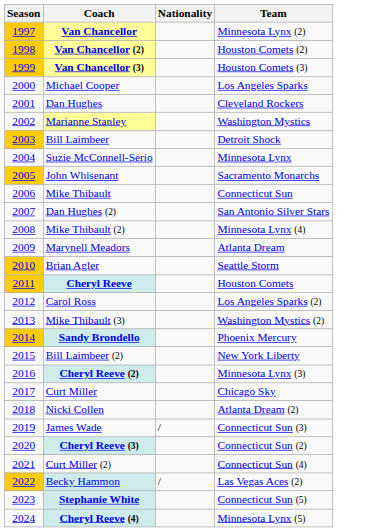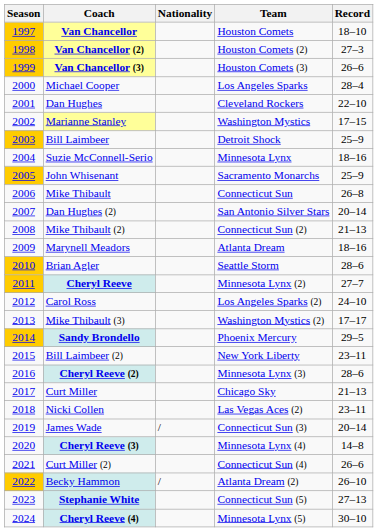+ column: (352, 13)
(261, 31) Minnesota Lynx (2) -> (255, 31) Houston Comets
(261, 229) Minnesota Lynx (4) -> (262, 229) Connecticut Sun (2)
(255, 283) Houston Comets -> (261, 283) Minnesota Lynx (2)
(258, 409) Atlanta Dream (2) -> (260, 409) Las Vegas Aces (2)
(262, 445) Connecticut Sun (2) -> (261, 445) Minnesota Lynx (4)
(260, 481) Las Vegas Aces (2) -> (258, 481) Atlanta Dream (2)
